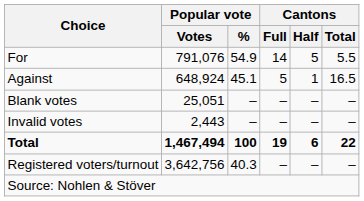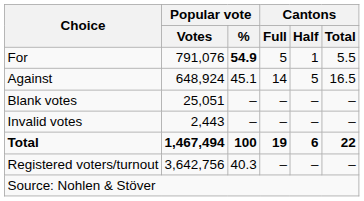(244, 57) normal -> (244, 57) bold
(279, 57) 14 -> (283, 57) 5
(315, 57) 5 -> (315, 57) 1
(283, 79) 5 -> (279, 79) 14
(315, 79) 1 -> (315, 79) 5
